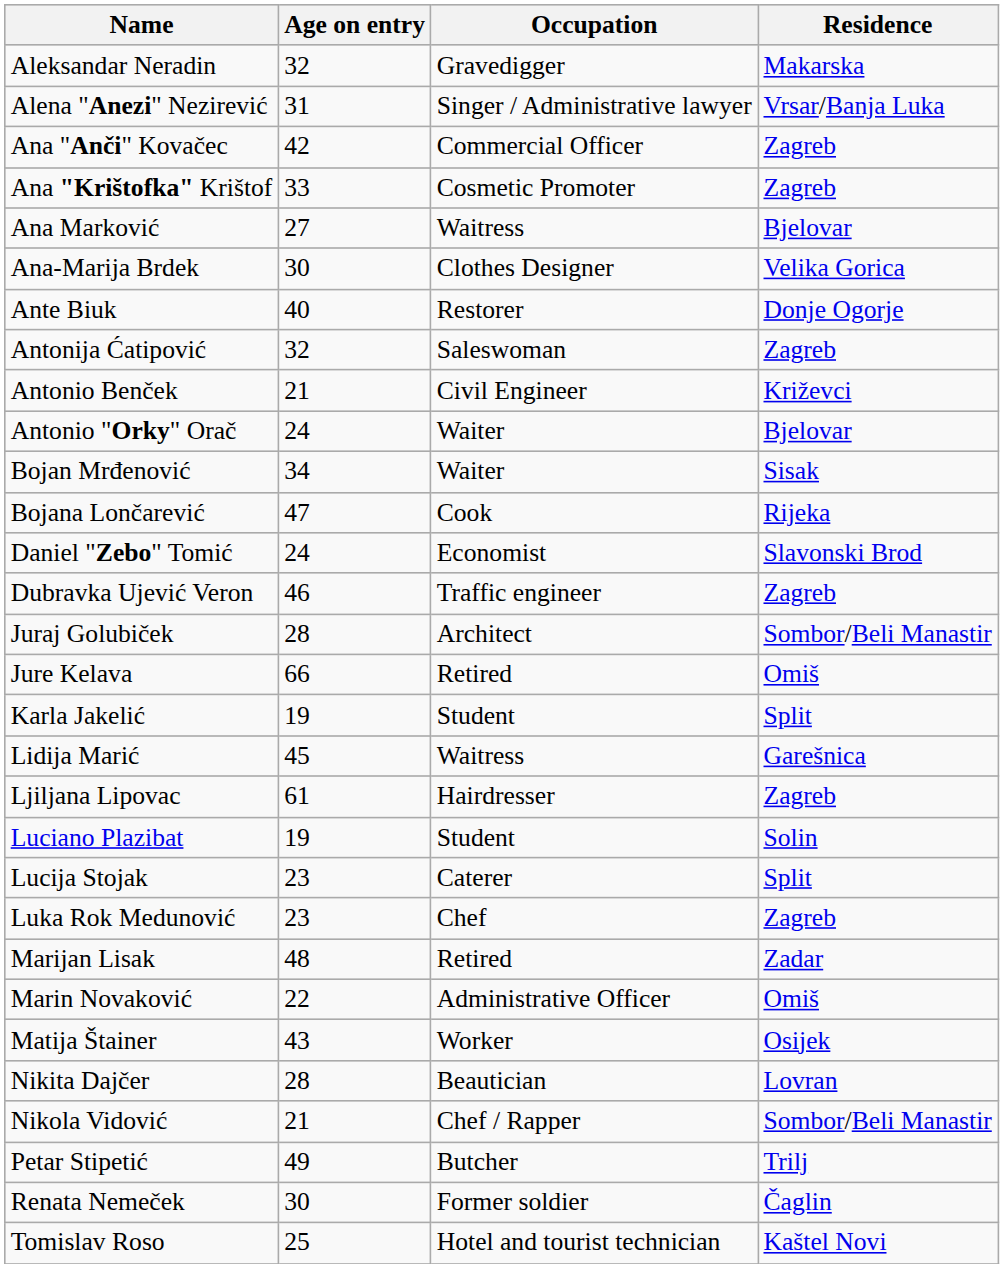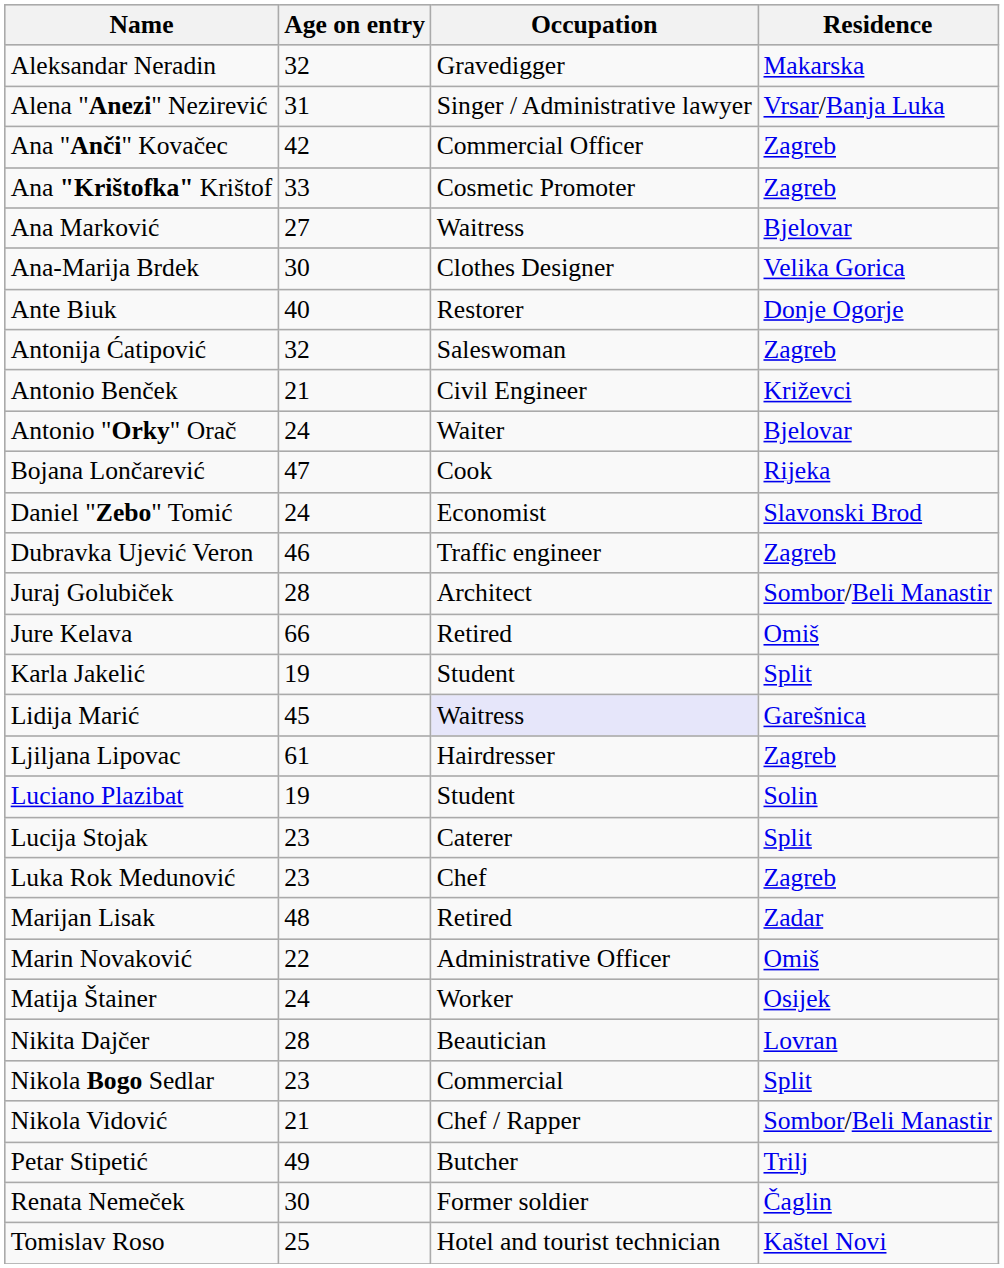- row: (101, 471)
(480, 755) no background -> (480, 715) lavender background
(297, 1039) 43 -> (297, 999) 24
+ row: (112, 1080)
